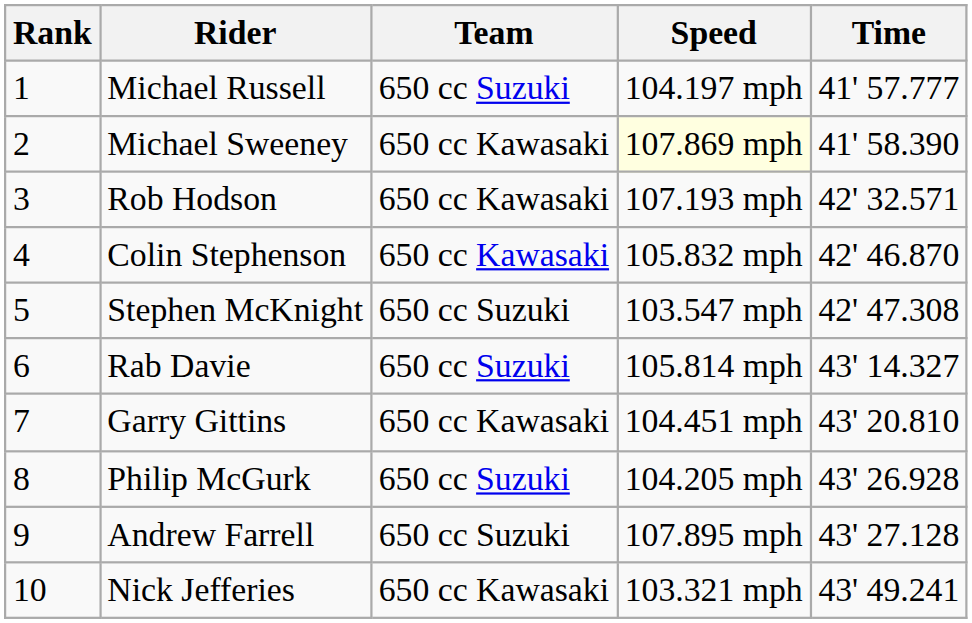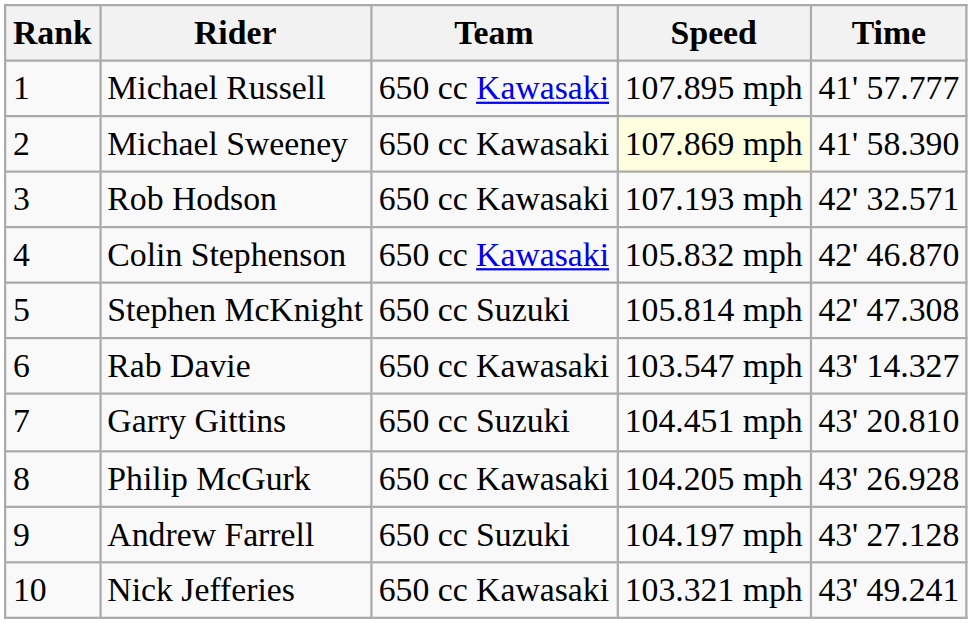(474, 88) 650 cc Suzuki -> (494, 88) 650 cc Kawasaki
(714, 88) 104.197 mph -> (714, 88) 107.895 mph
(714, 310) 103.547 mph -> (714, 310) 105.814 mph
(474, 366) 650 cc Suzuki -> (494, 366) 650 cc Kawasaki
(714, 366) 105.814 mph -> (714, 366) 103.547 mph
(494, 421) 650 cc Kawasaki -> (474, 421) 650 cc Suzuki
(474, 477) 650 cc Suzuki -> (494, 477) 650 cc Kawasaki
(714, 533) 107.895 mph -> (714, 533) 104.197 mph
